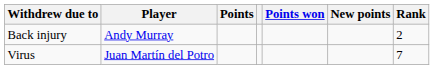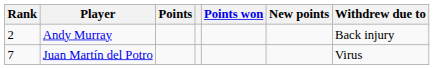columns swapped: (411, 14) <-> (53, 14)
